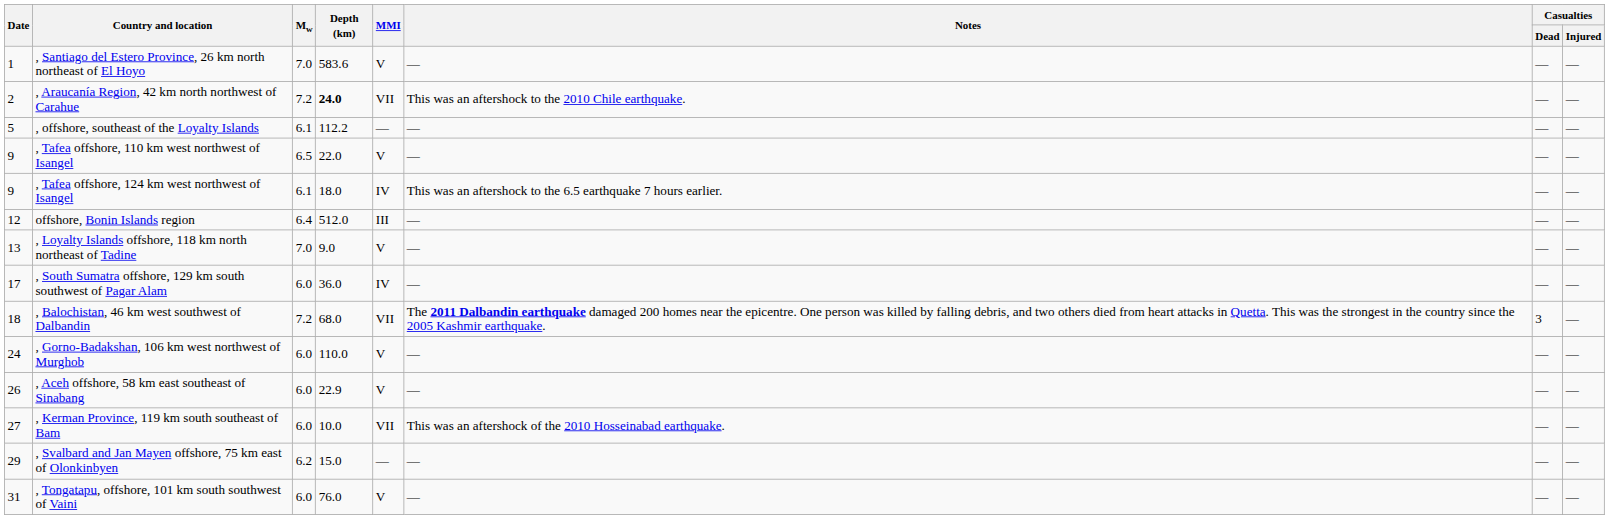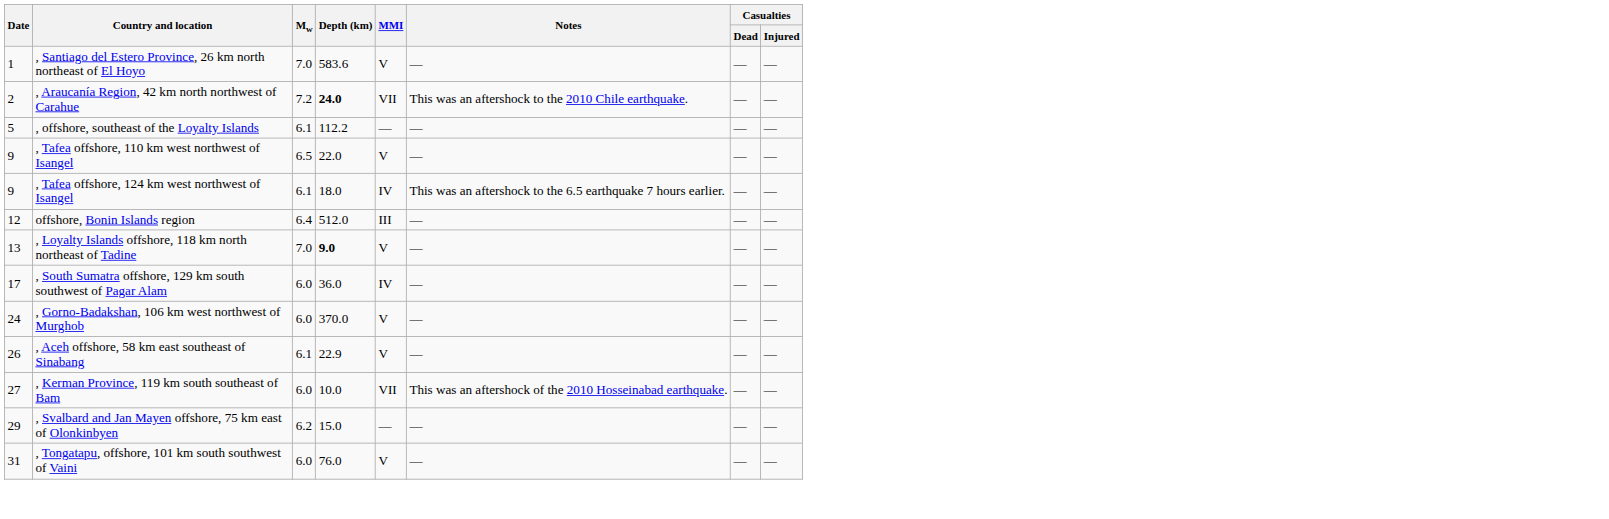(327, 247) normal -> (327, 247) bold
- row: (138, 318)
(333, 354) 110.0 -> (333, 318) 370.0
(304, 390) 6.0 -> (304, 354) 6.1
